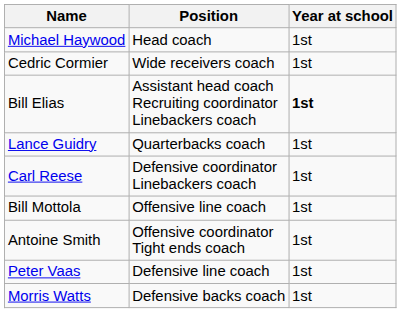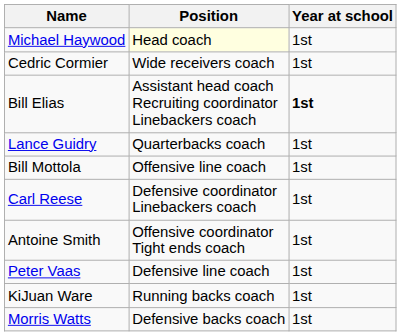(172, 39) no background -> (172, 39) lightyellow background
rows swapped: (44, 208) <-> (45, 176)
+ row: (50, 295)
